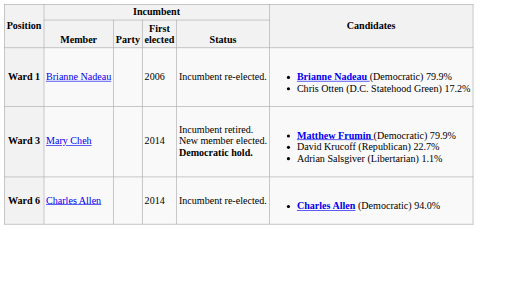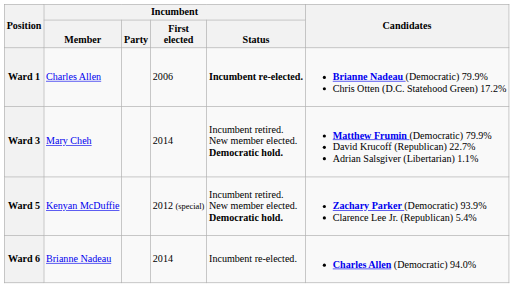(79, 77) Brianne Nadeau -> (74, 77) Charles Allen
(223, 77) normal -> (256, 77) bold
+ row: (24, 206)
(74, 200) Charles Allen -> (79, 259) Brianne Nadeau
